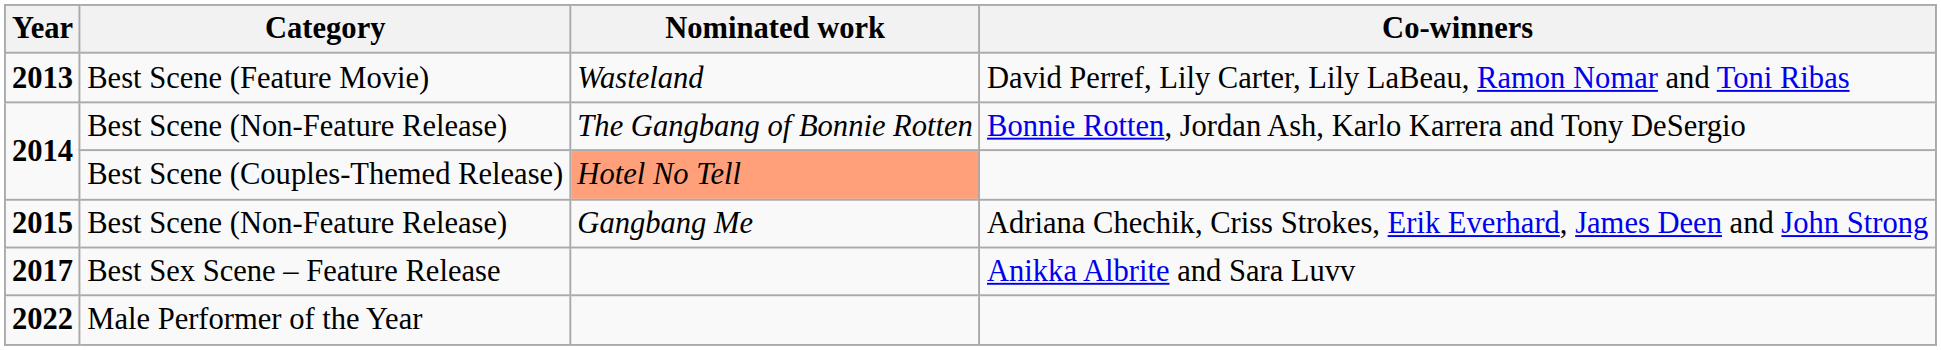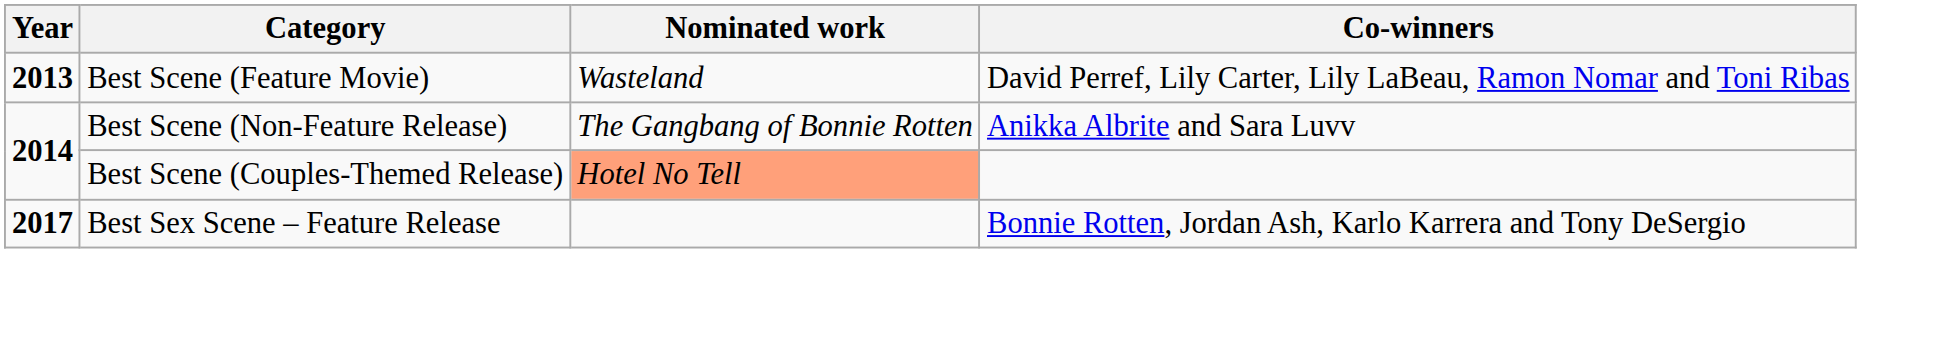(1366, 125) Bonnie Rotten, Jordan Ash, Karlo Karrera and Tony DeSergio -> (1171, 125) Anikka Albrite and Sara Luvv
- row: (43, 222)
(1171, 271) Anikka Albrite and Sara Luvv -> (1366, 222) Bonnie Rotten, Jordan Ash, Karlo Karrera and Tony DeSergio
- row: (43, 319)
